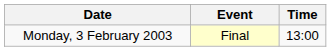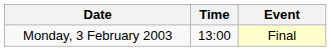columns swapped: (302, 14) <-> (235, 14)
